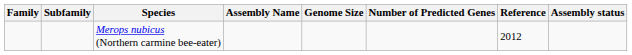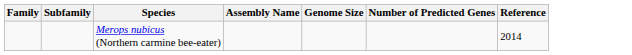- column: (588, 13)
(511, 36) 2012 -> (511, 36) 2014
